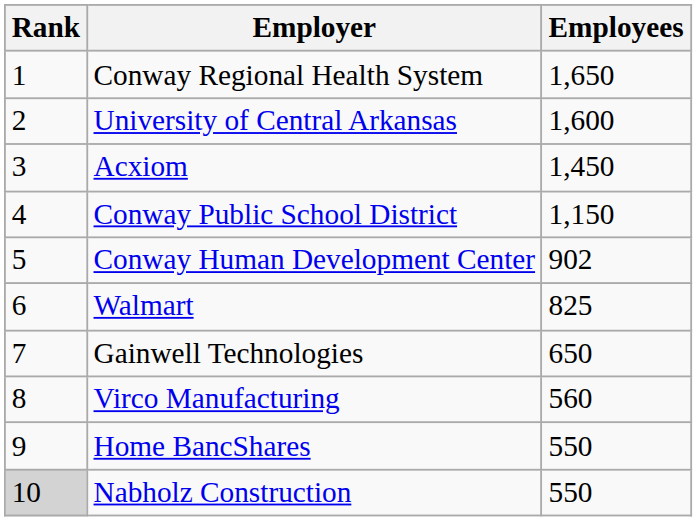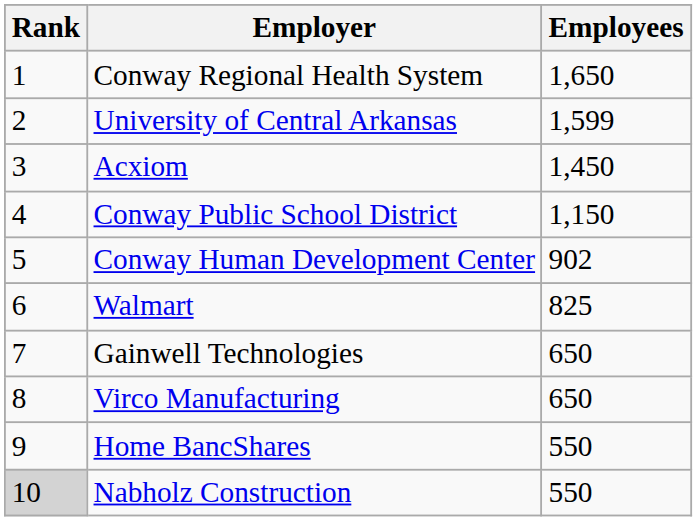(582, 120) 1,600 -> (582, 120) 1,599
(571, 399) 560 -> (571, 399) 650
